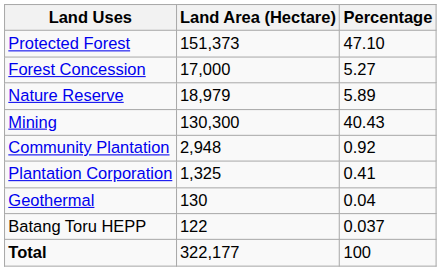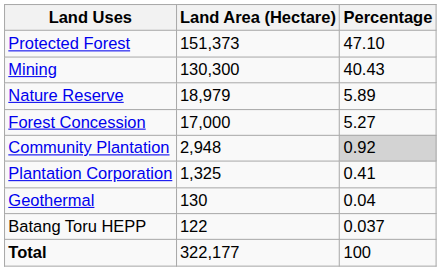rows swapped: (33, 122) <-> (77, 69)
(360, 148) no background -> (360, 148) lightgrey background
